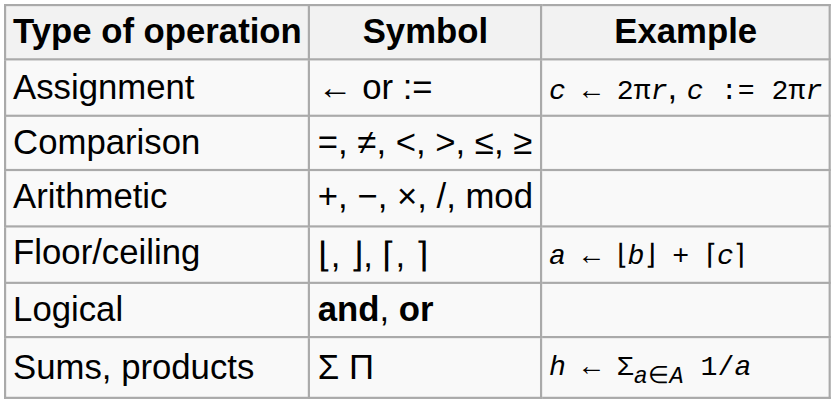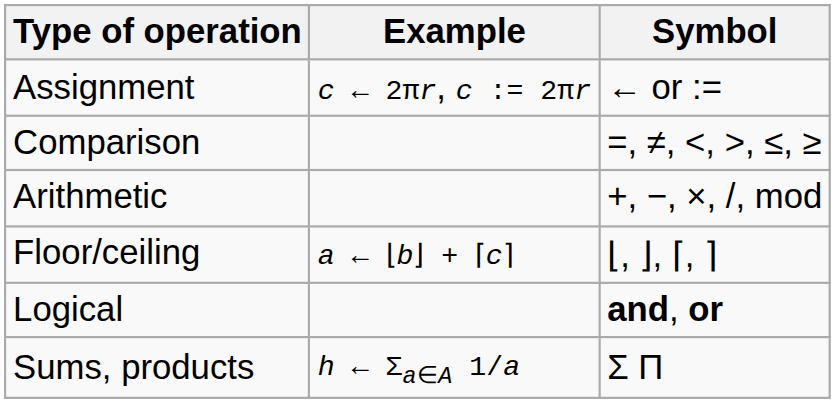columns swapped: (425, 32) <-> (686, 32)
